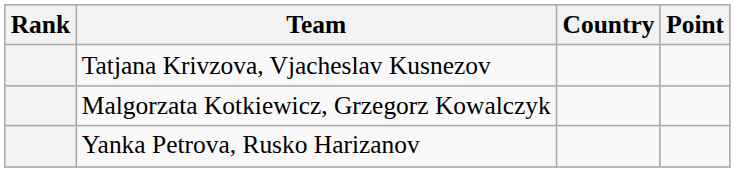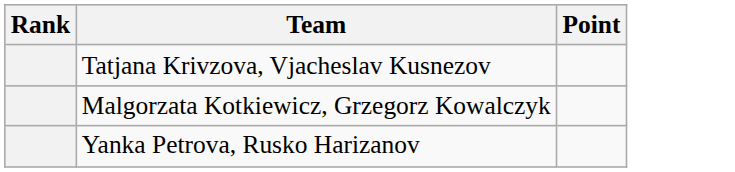- column: (608, 24)
